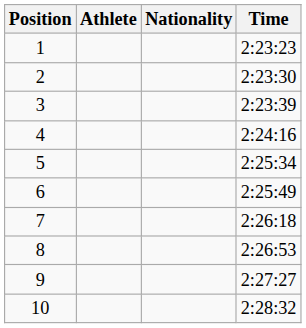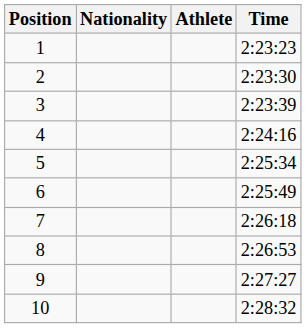columns swapped: (108, 18) <-> (189, 18)
